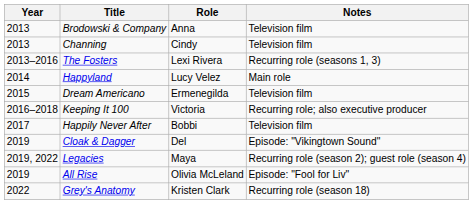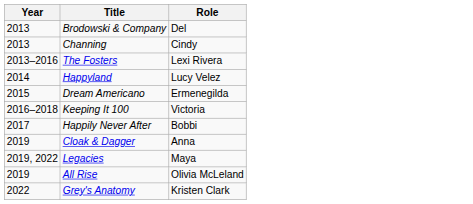- column: (357, 12)
(183, 28) Anna -> (179, 28) Del
(179, 142) Del -> (183, 142) Anna
